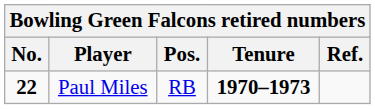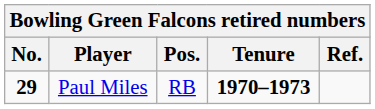(27, 86) 22 -> (27, 86) 29
